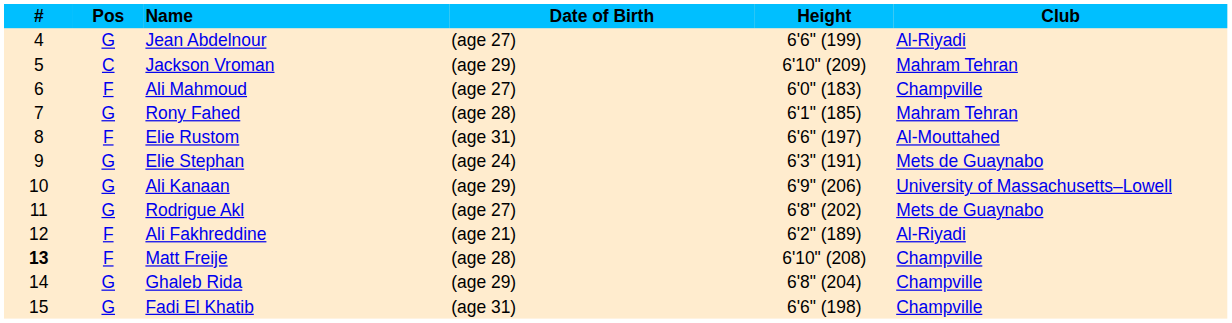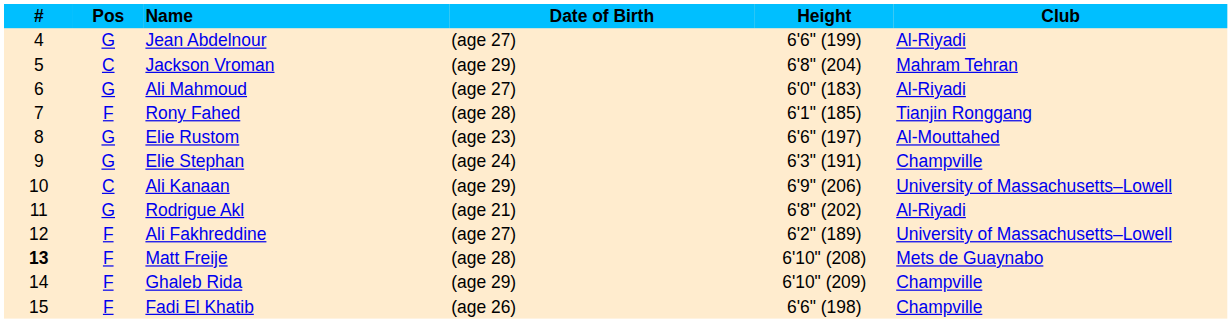(824, 64) 6'10" (209) -> (824, 64) 6'8" (204)
(108, 89) F -> (108, 89) G
(939, 89) Champville -> (931, 89) Al-Riyadi
(108, 113) G -> (108, 113) F
(957, 113) Mahram Tehran -> (964, 113) Tianjin Ronggang
(108, 137) F -> (108, 137) G
(484, 137) (age 31) -> (484, 137) (age 23)
(970, 161) Mets de Guaynabo -> (939, 161) Champville
(108, 186) G -> (108, 186) C
(484, 210) (age 27) -> (484, 210) (age 21)
(970, 210) Mets de Guaynabo -> (931, 210) Al-Riyadi
(484, 234) (age 21) -> (484, 234) (age 27)
(931, 234) Al-Riyadi -> (1034, 234) University of Massachusetts–Lowell
(939, 258) Champville -> (970, 258) Mets de Guaynabo
(108, 282) G -> (108, 282) F
(824, 282) 6'8" (204) -> (824, 282) 6'10" (209)
(108, 307) G -> (108, 307) F
(484, 307) (age 31) -> (484, 307) (age 26)
